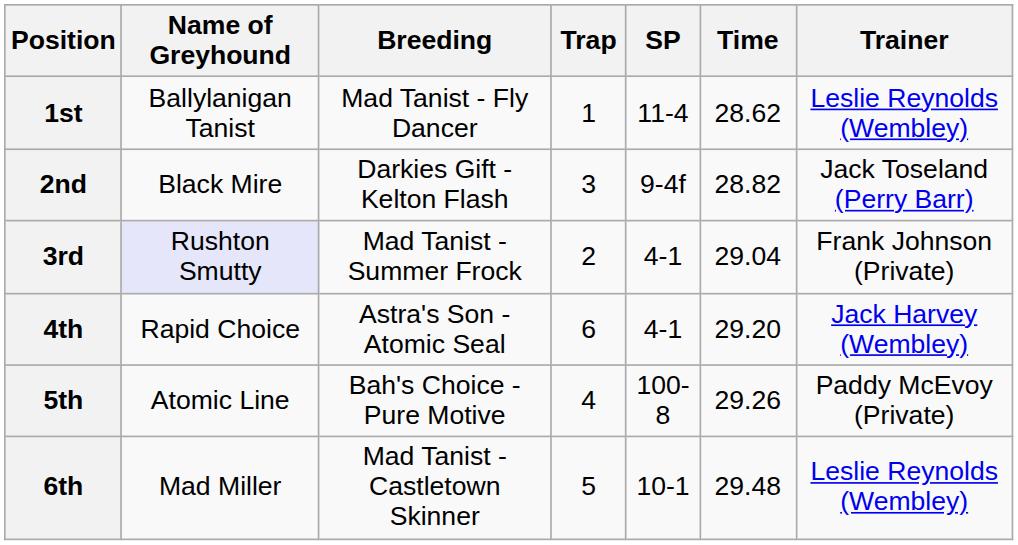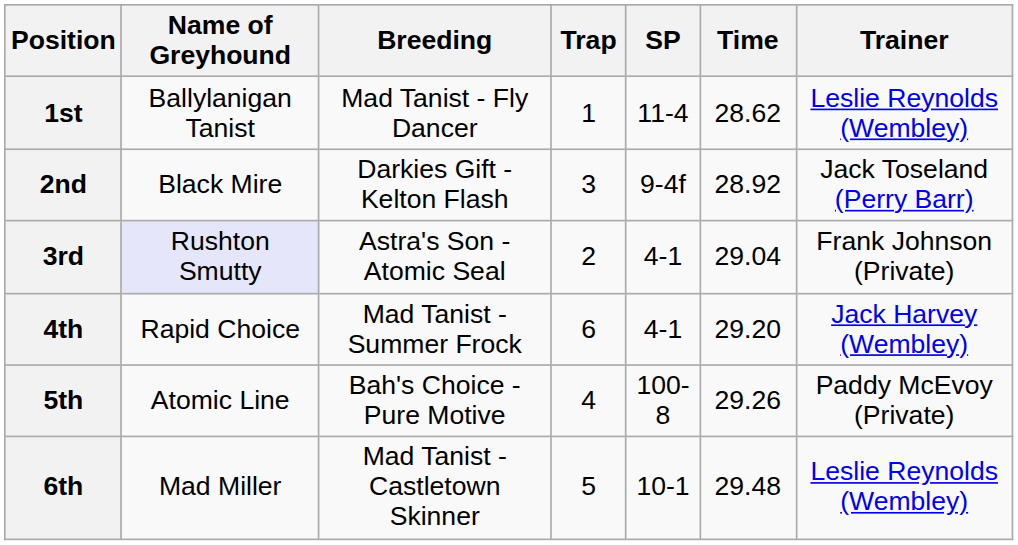(748, 184) 28.82 -> (748, 184) 28.92
(435, 256) Mad Tanist - Summer Frock -> (435, 256) Astra's Son - Atomic Seal
(435, 328) Astra's Son - Atomic Seal -> (435, 328) Mad Tanist - Summer Frock
